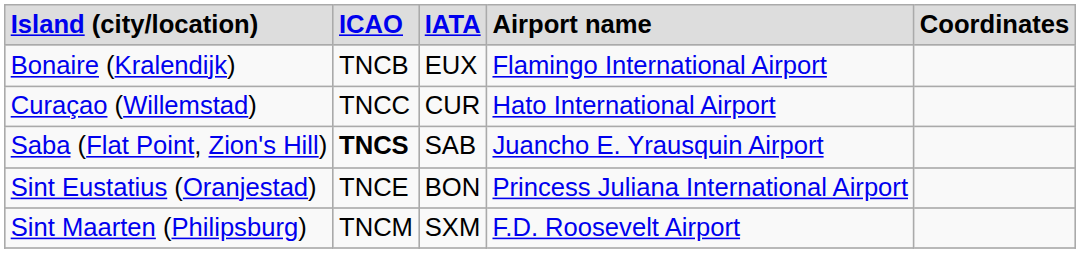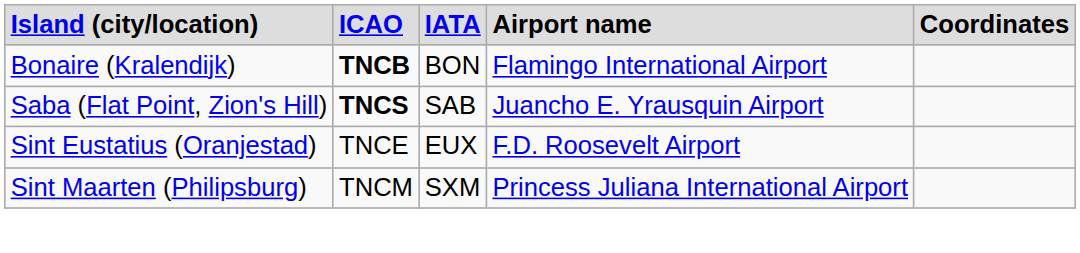(374, 65) normal -> (375, 65) bold
(451, 65) EUX -> (452, 65) BON
- row: (134, 106)
(452, 187) BON -> (451, 146) EUX
(700, 187) Princess Juliana International Airport -> (616, 146) F.D. Roosevelt Airport
(616, 227) F.D. Roosevelt Airport -> (700, 187) Princess Juliana International Airport
